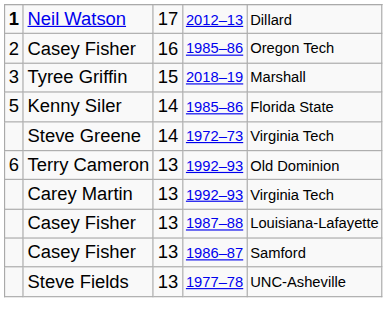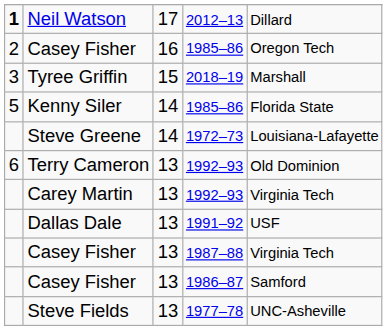(292, 136) Virginia Tech -> (314, 136) Louisiana-Lafayette
+ row: (75, 223)
(314, 223) Louisiana-Lafayette -> (292, 253) Virginia Tech
